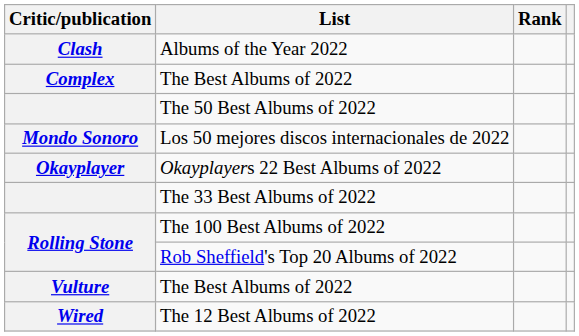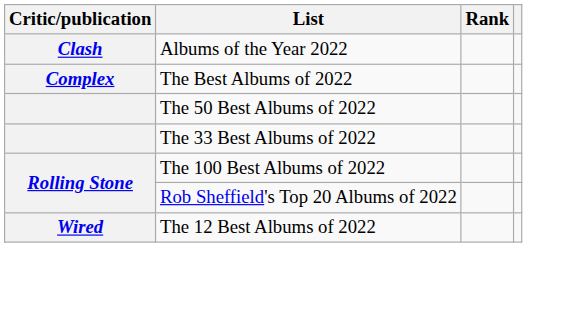- row: (80, 138)
- row: (80, 167)
- row: (80, 286)
